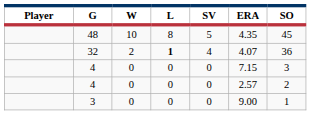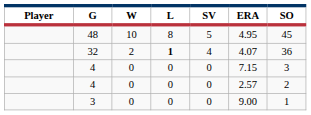(248, 34) 4.35 -> (248, 34) 4.95
